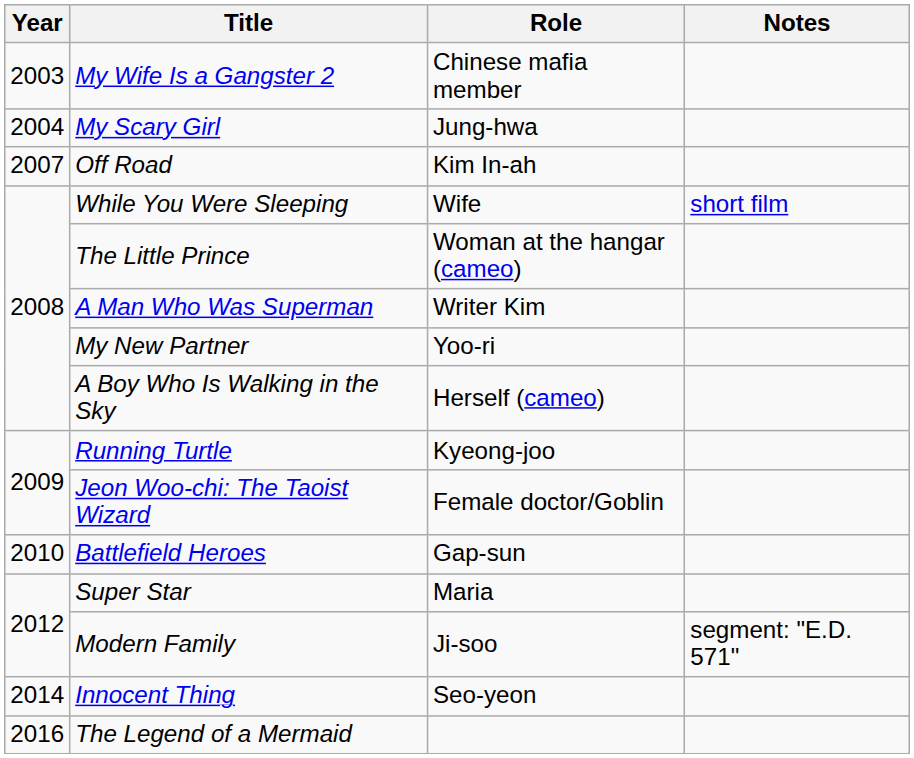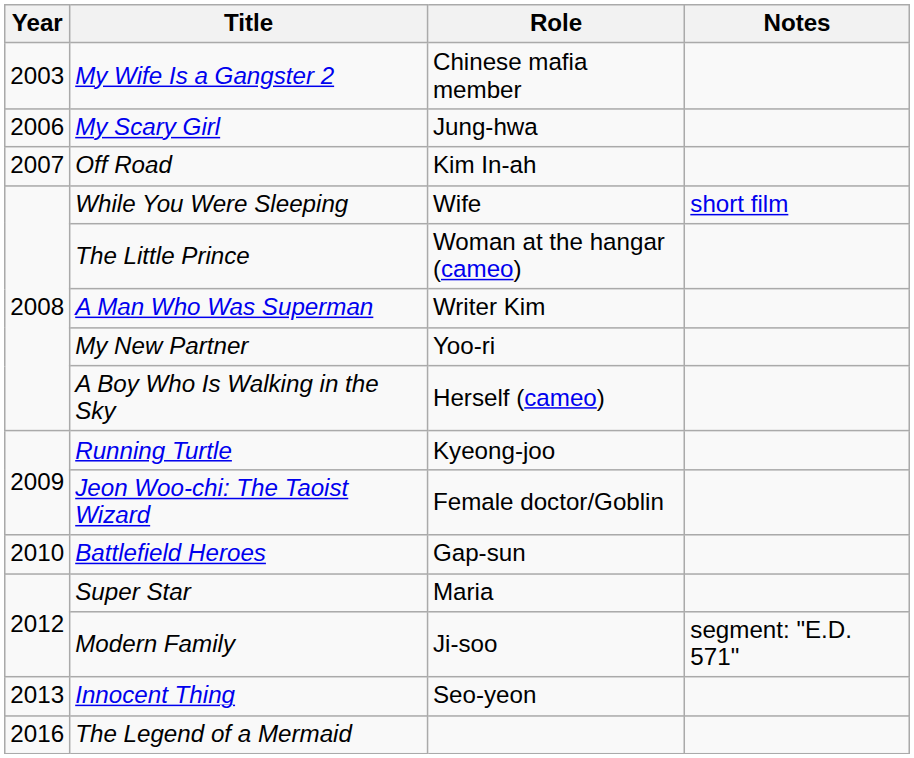(37, 127) 2004 -> (37, 127) 2006
(37, 695) 2014 -> (37, 695) 2013
